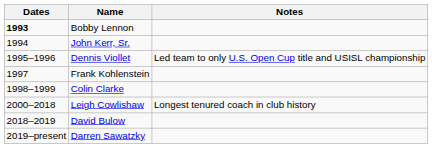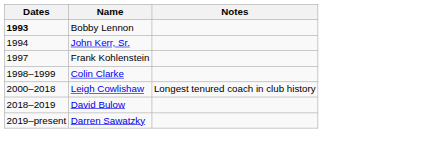- row: (100, 58)
